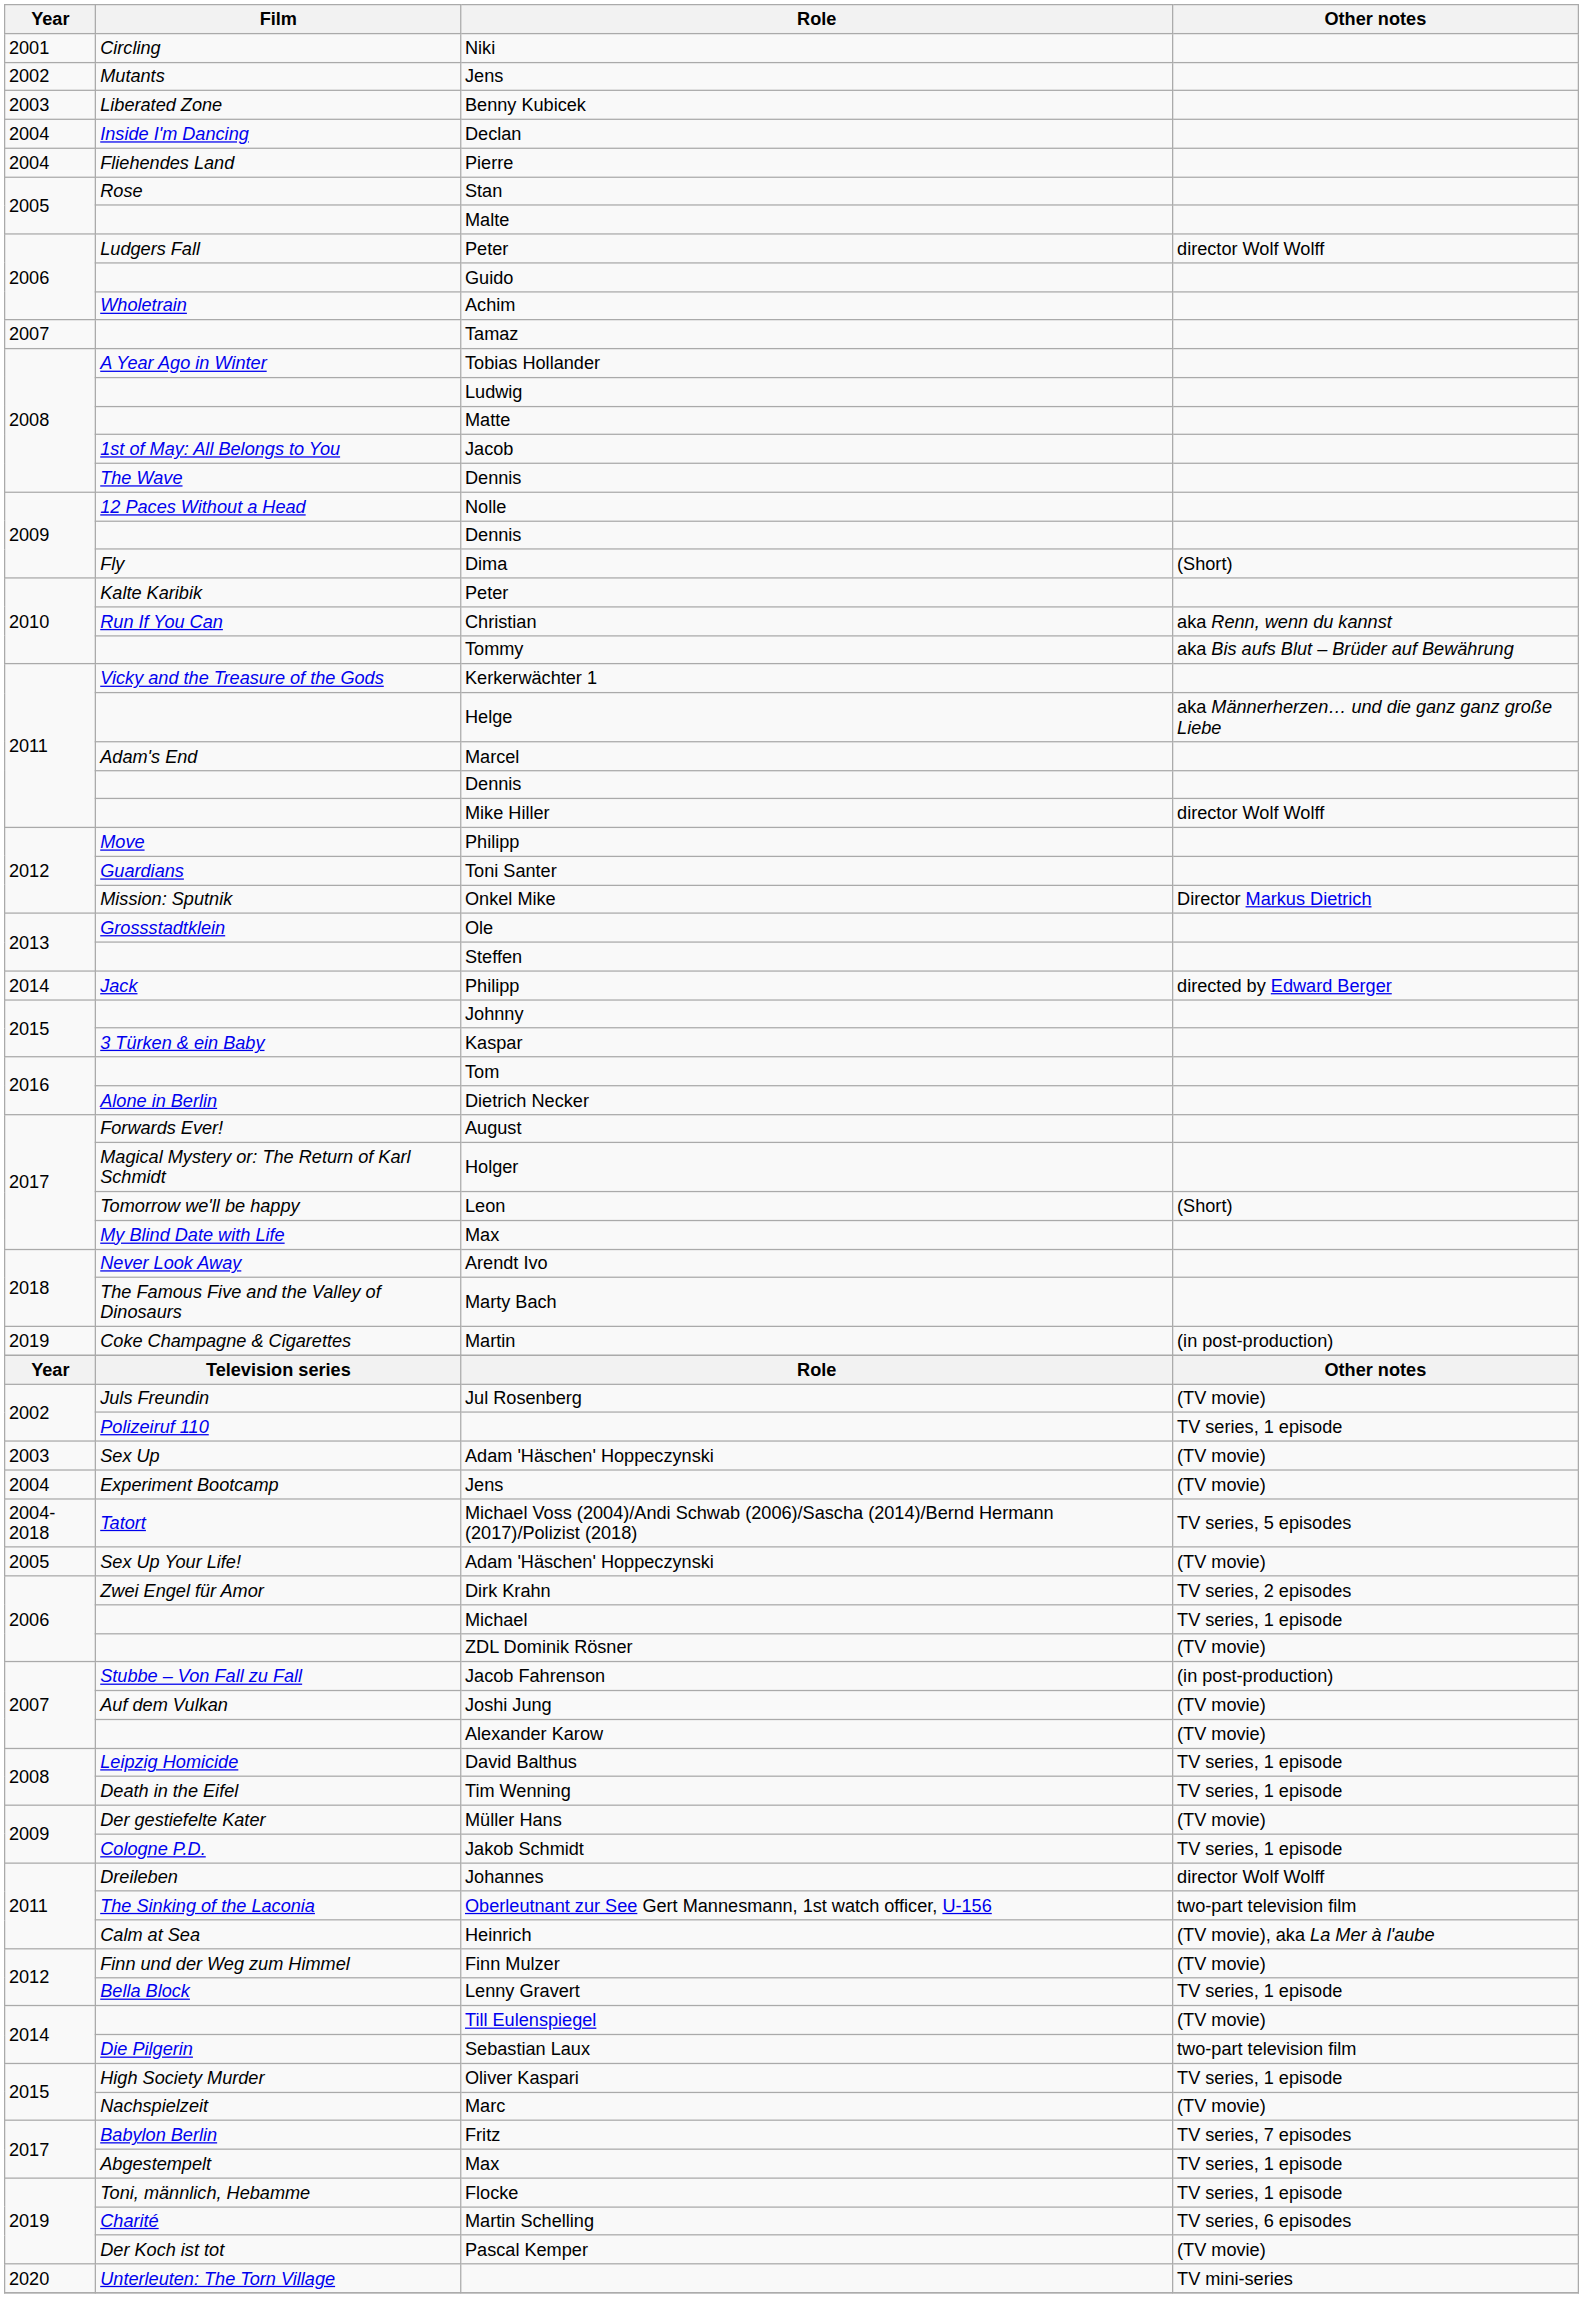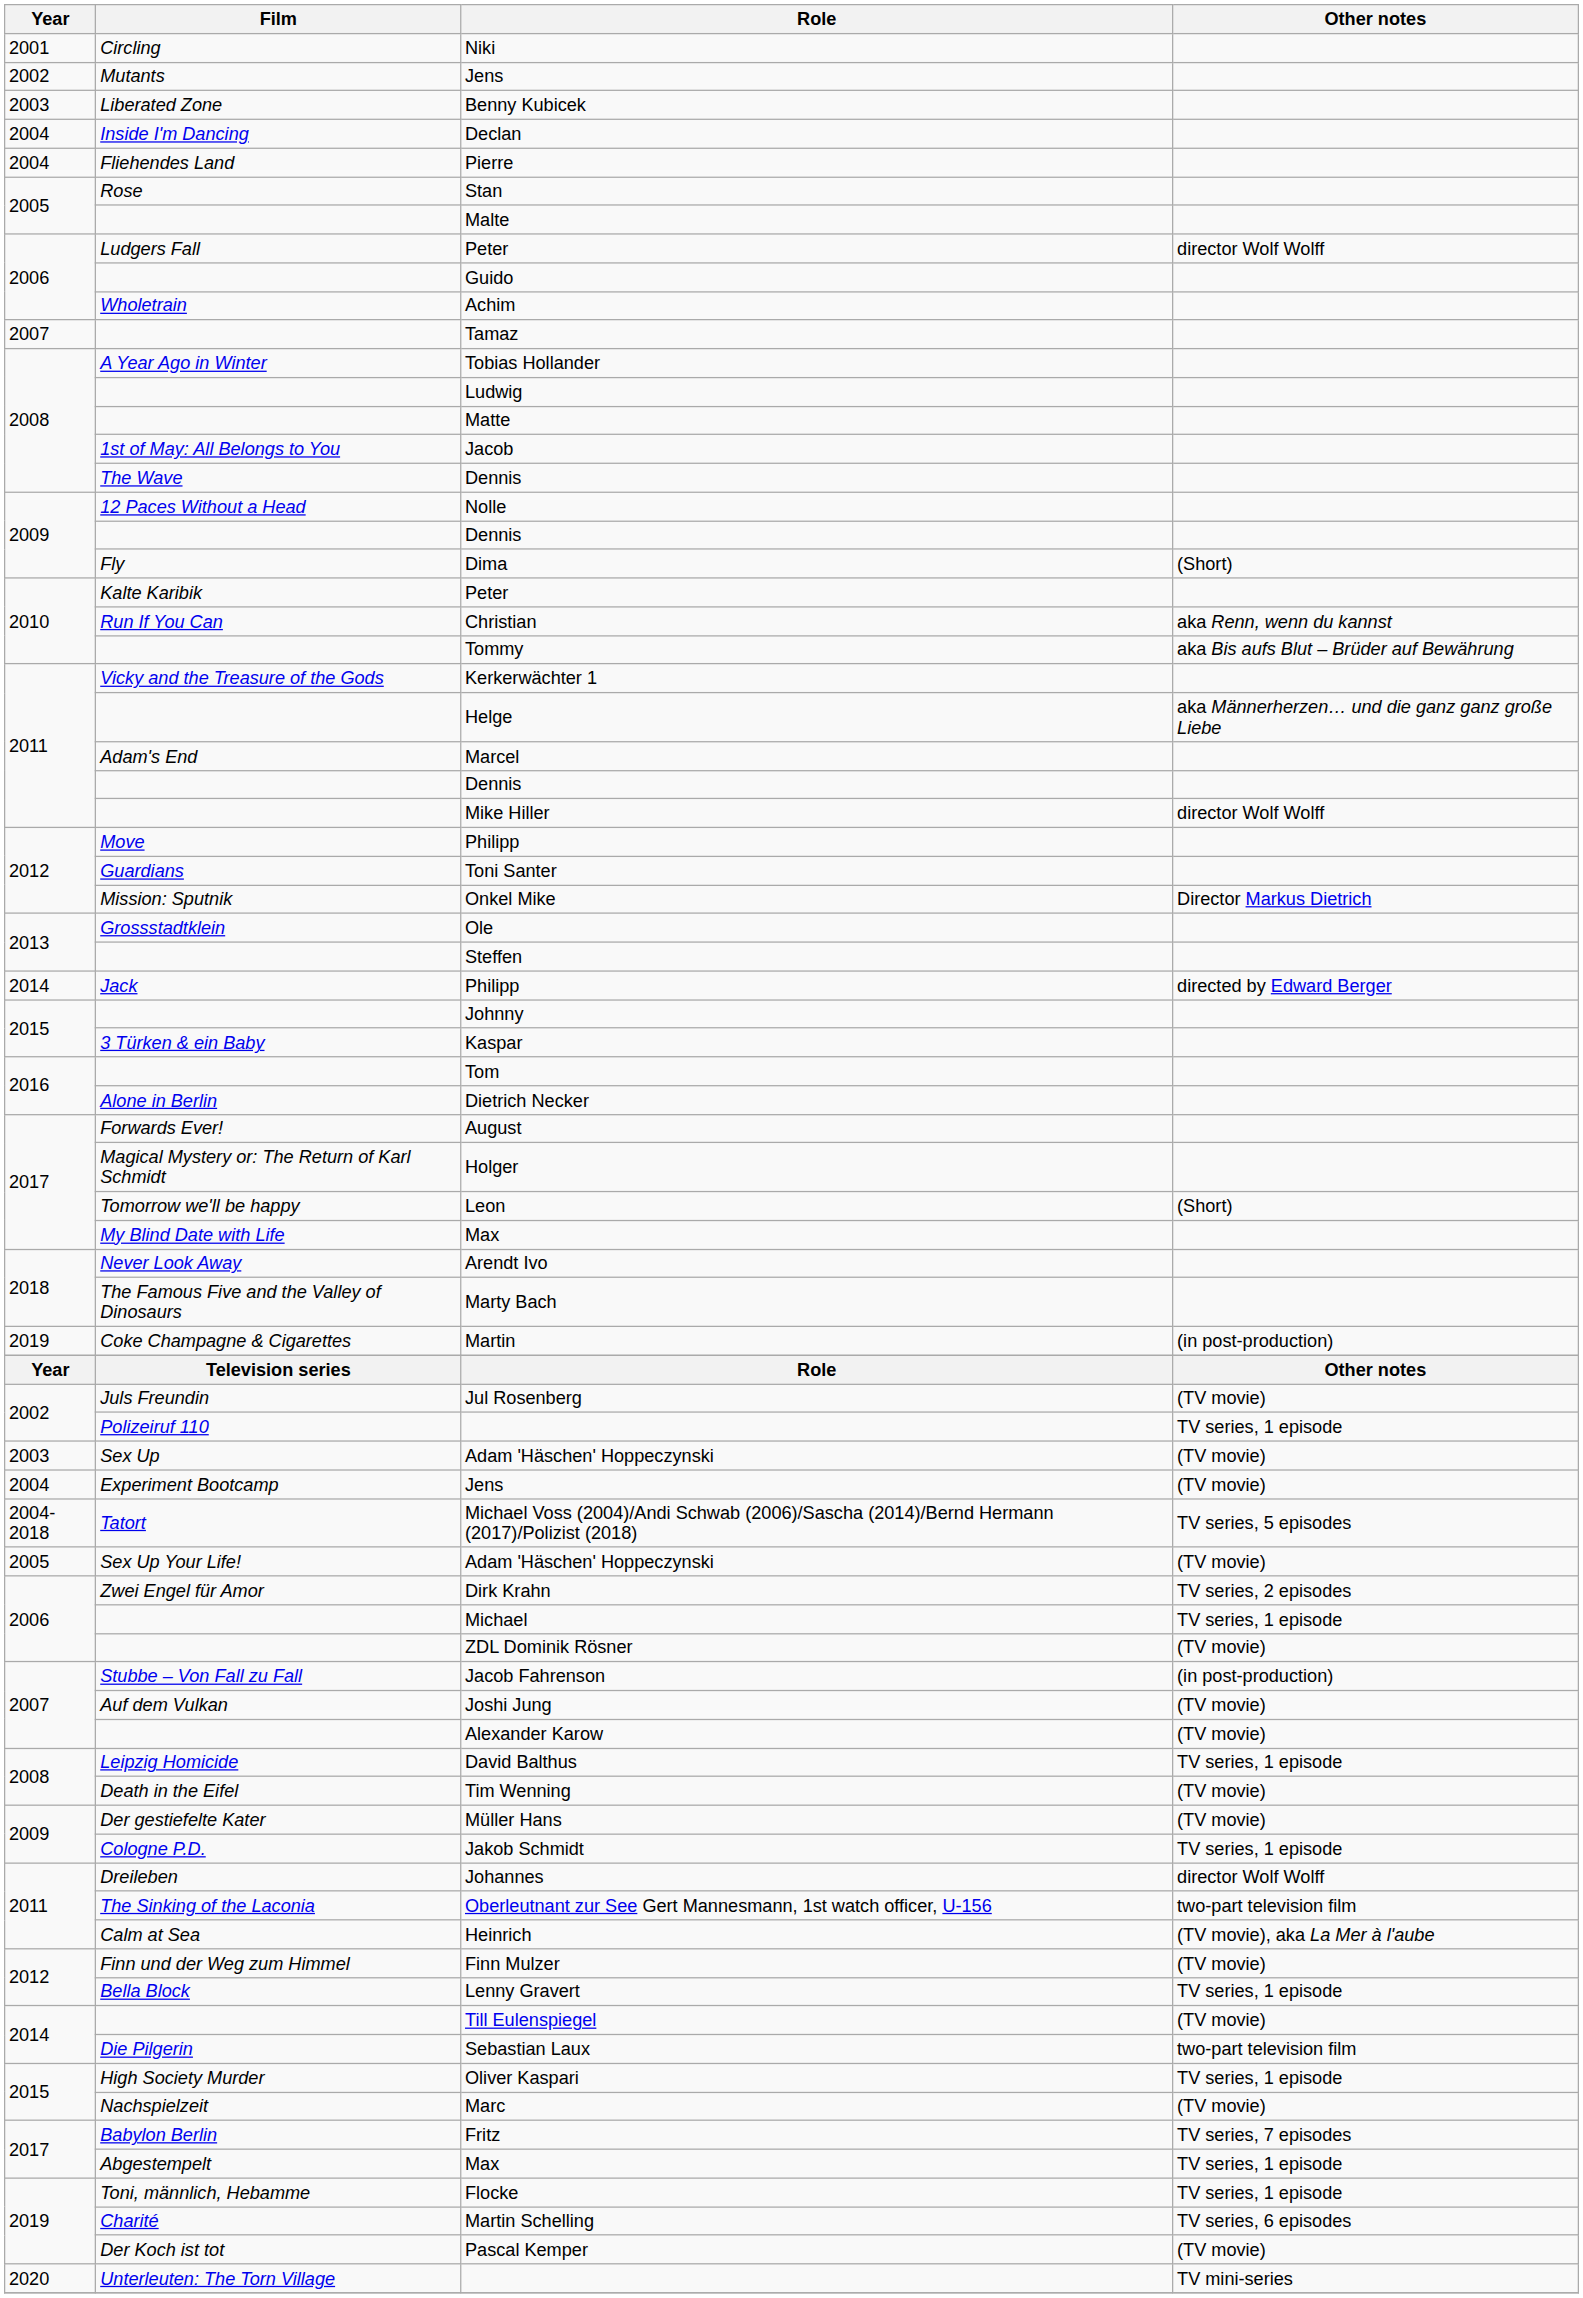(1260, 1791) TV series, 1 episode -> (1221, 1791) (TV movie)
